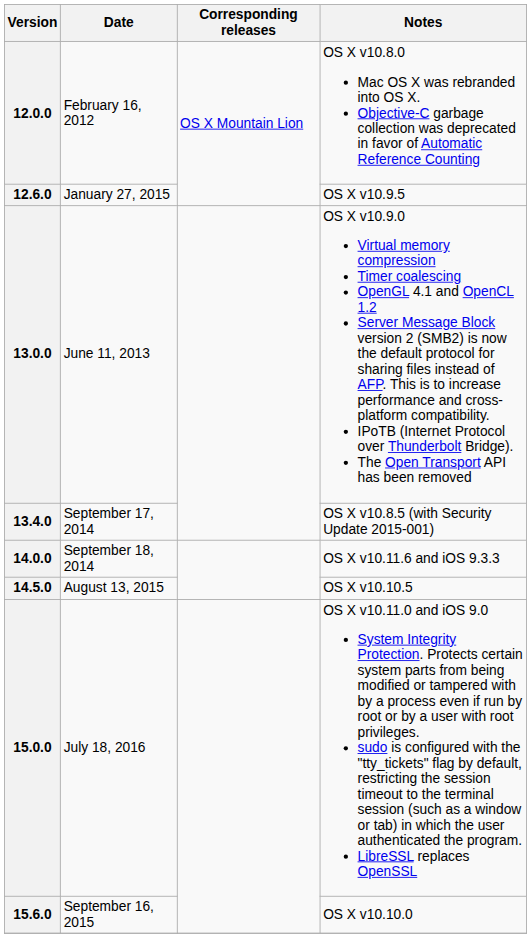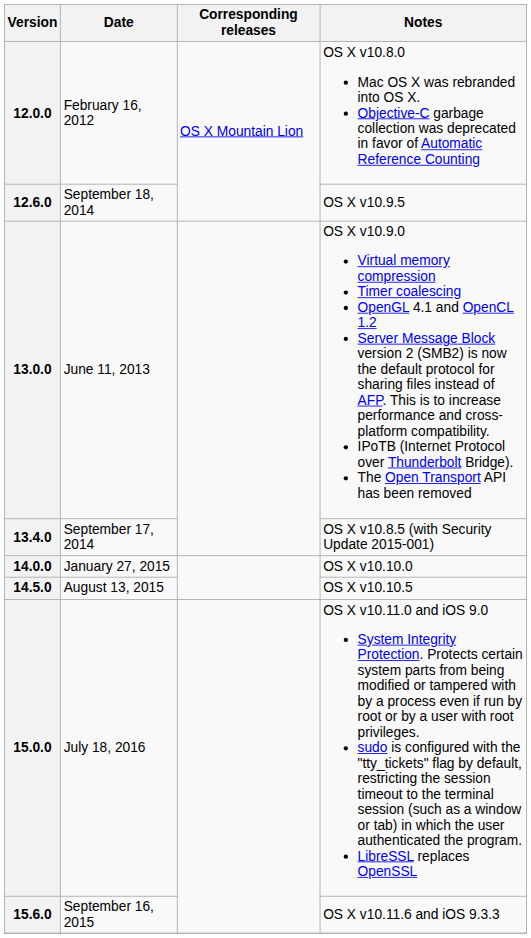(117, 194) January 27, 2015 -> (109, 202) September 18, 2014
(109, 558) September 18, 2014 -> (117, 566) January 27, 2015
(411, 558) OS X v10.11.6 and iOS 9.3.3 -> (368, 566) OS X v10.10.0
(368, 914) OS X v10.10.0 -> (411, 914) OS X v10.11.6 and iOS 9.3.3
